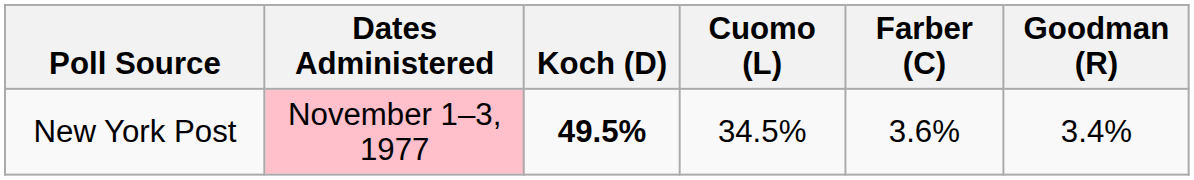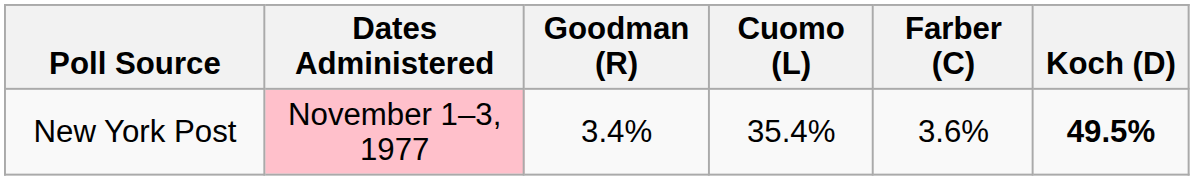columns swapped: (602, 64) <-> (1096, 46)
(762, 131) 34.5% -> (791, 131) 35.4%
